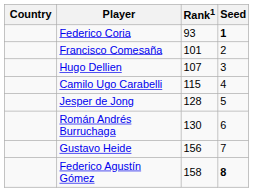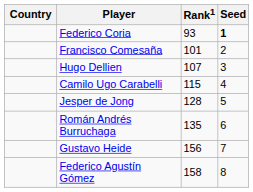(193, 125) 130 -> (193, 125) 135
(223, 172) bold -> (223, 172) normal
